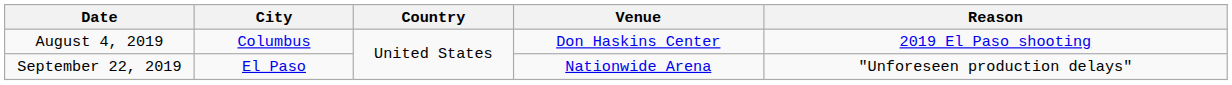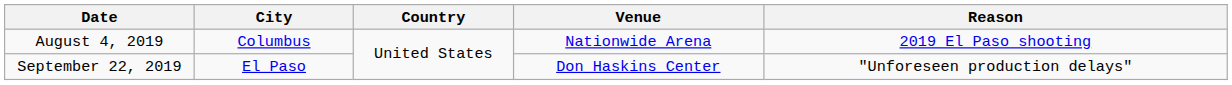(638, 42) Don Haskins Center -> (638, 42) Nationwide Arena
(638, 67) Nationwide Arena -> (638, 67) Don Haskins Center
